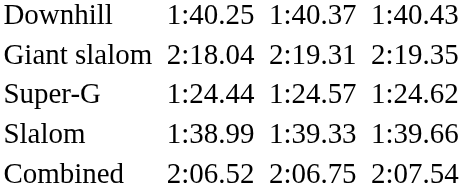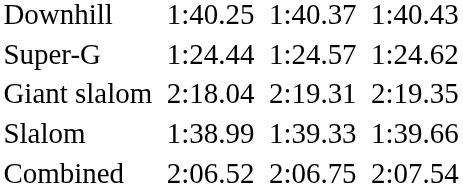rows swapped: (52, 93) <-> (78, 54)
